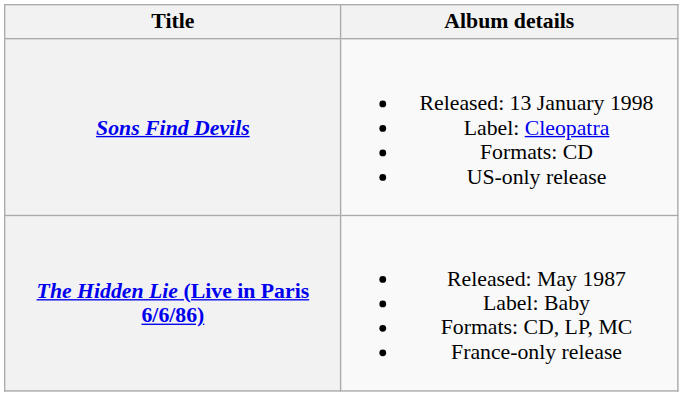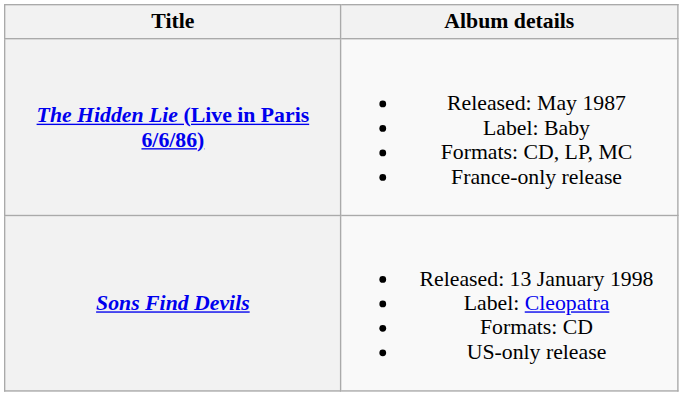rows swapped: (173, 302) <-> (173, 126)
